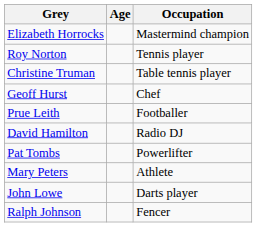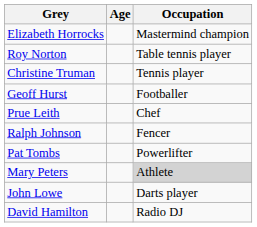(170, 53) Tennis player -> (184, 53) Table tennis player
(184, 73) Table tennis player -> (170, 73) Tennis player
(148, 93) Chef -> (162, 93) Footballer
(162, 113) Footballer -> (148, 113) Chef
rows swapped: (48, 133) <-> (44, 212)
(155, 172) no background -> (155, 172) lightgrey background
